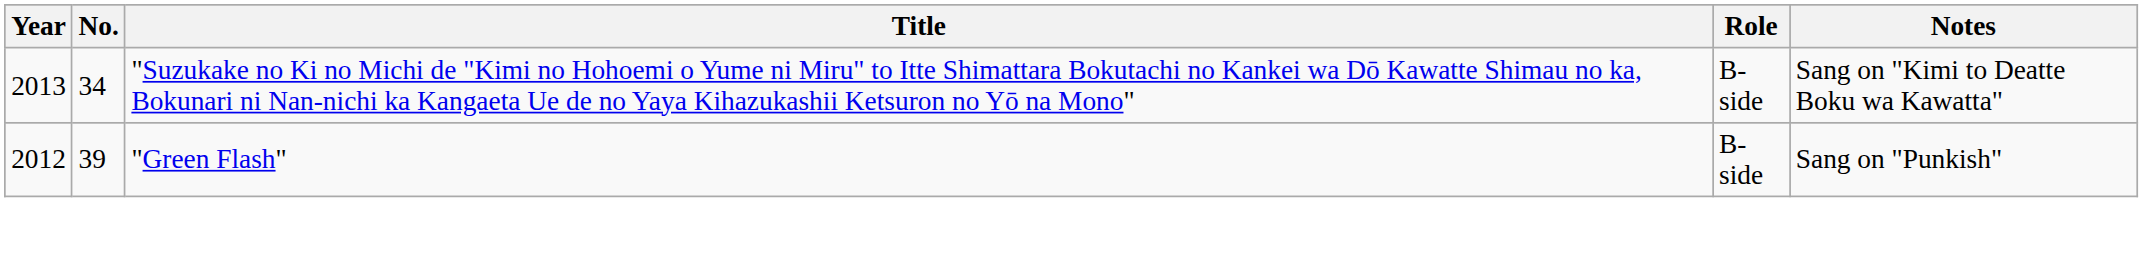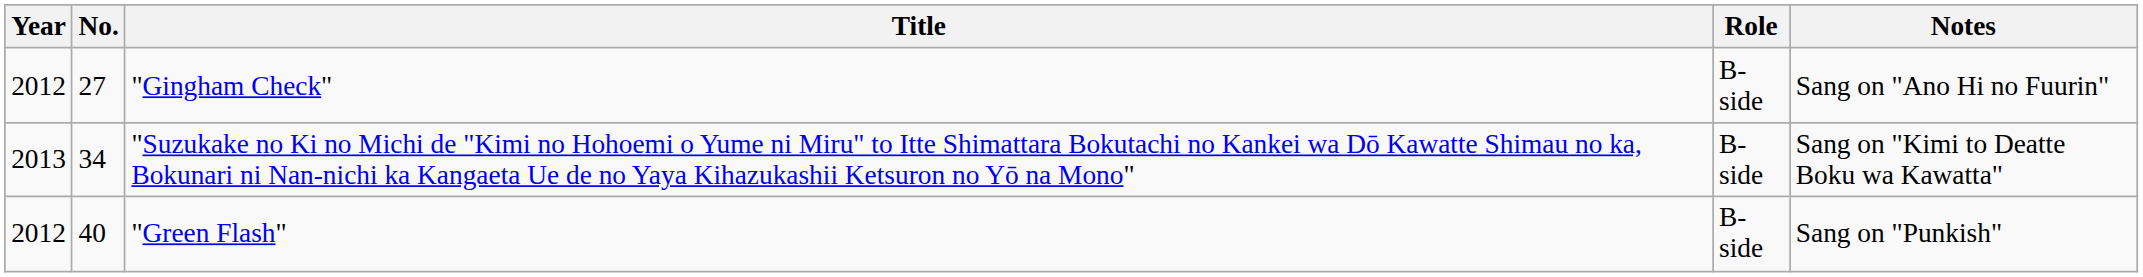+ row: (232, 84)
(92, 159) 39 -> (92, 233) 40
